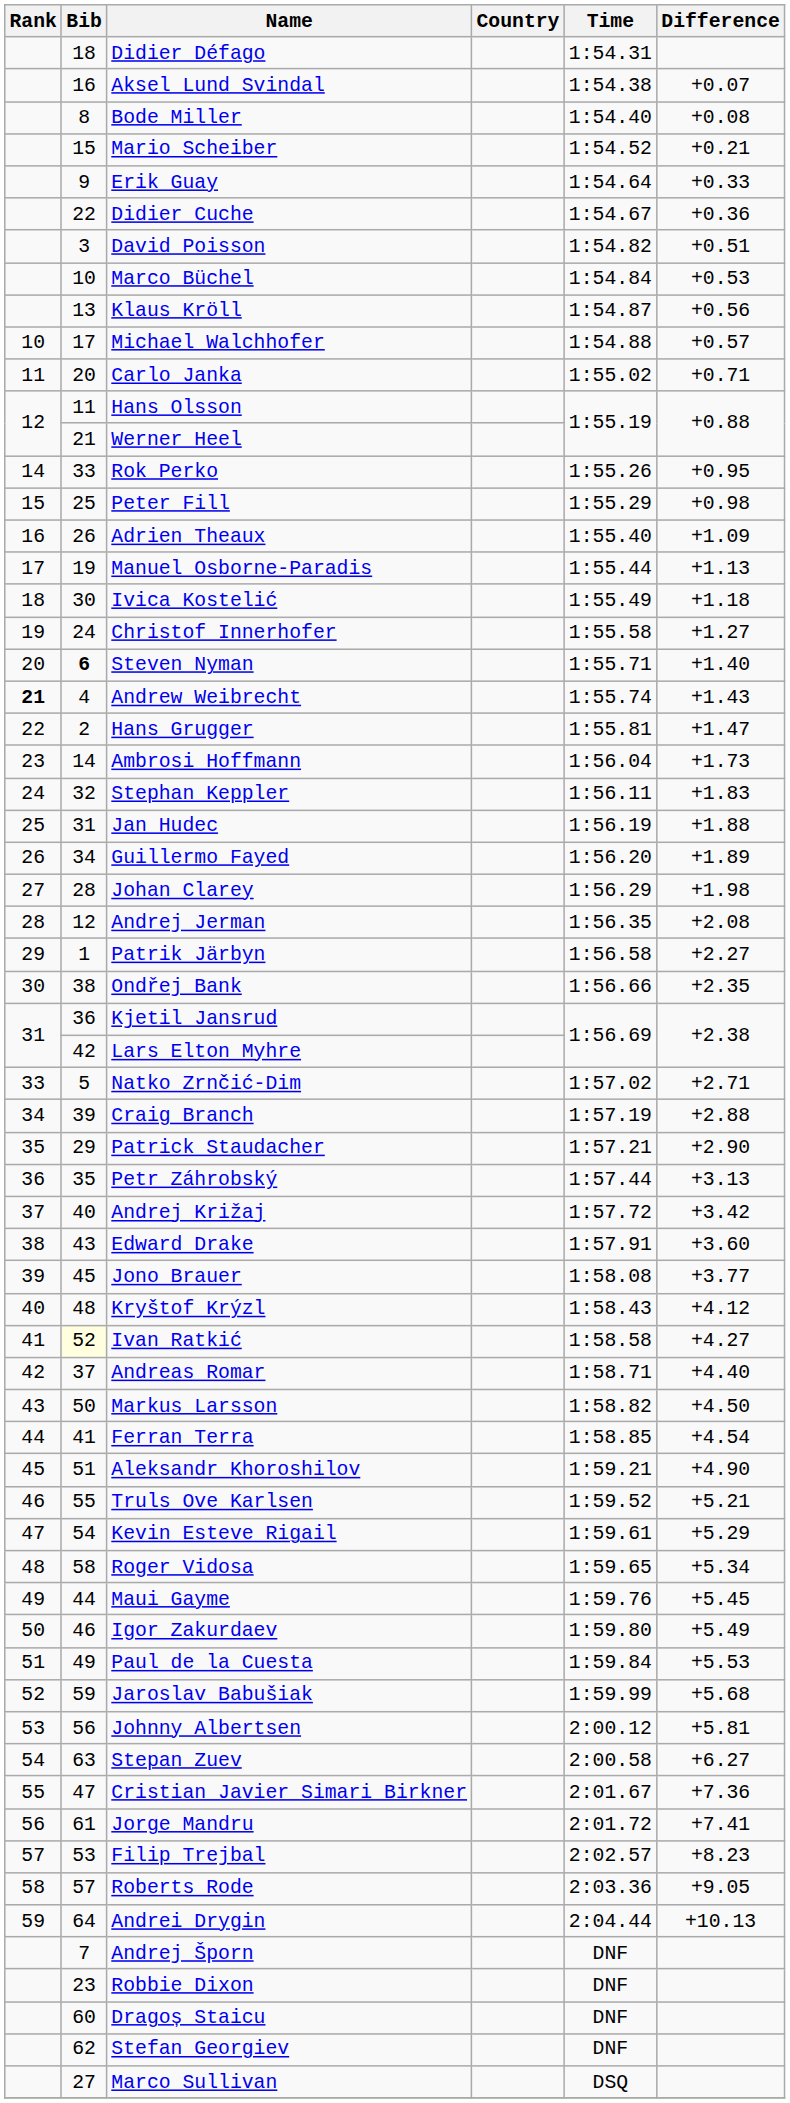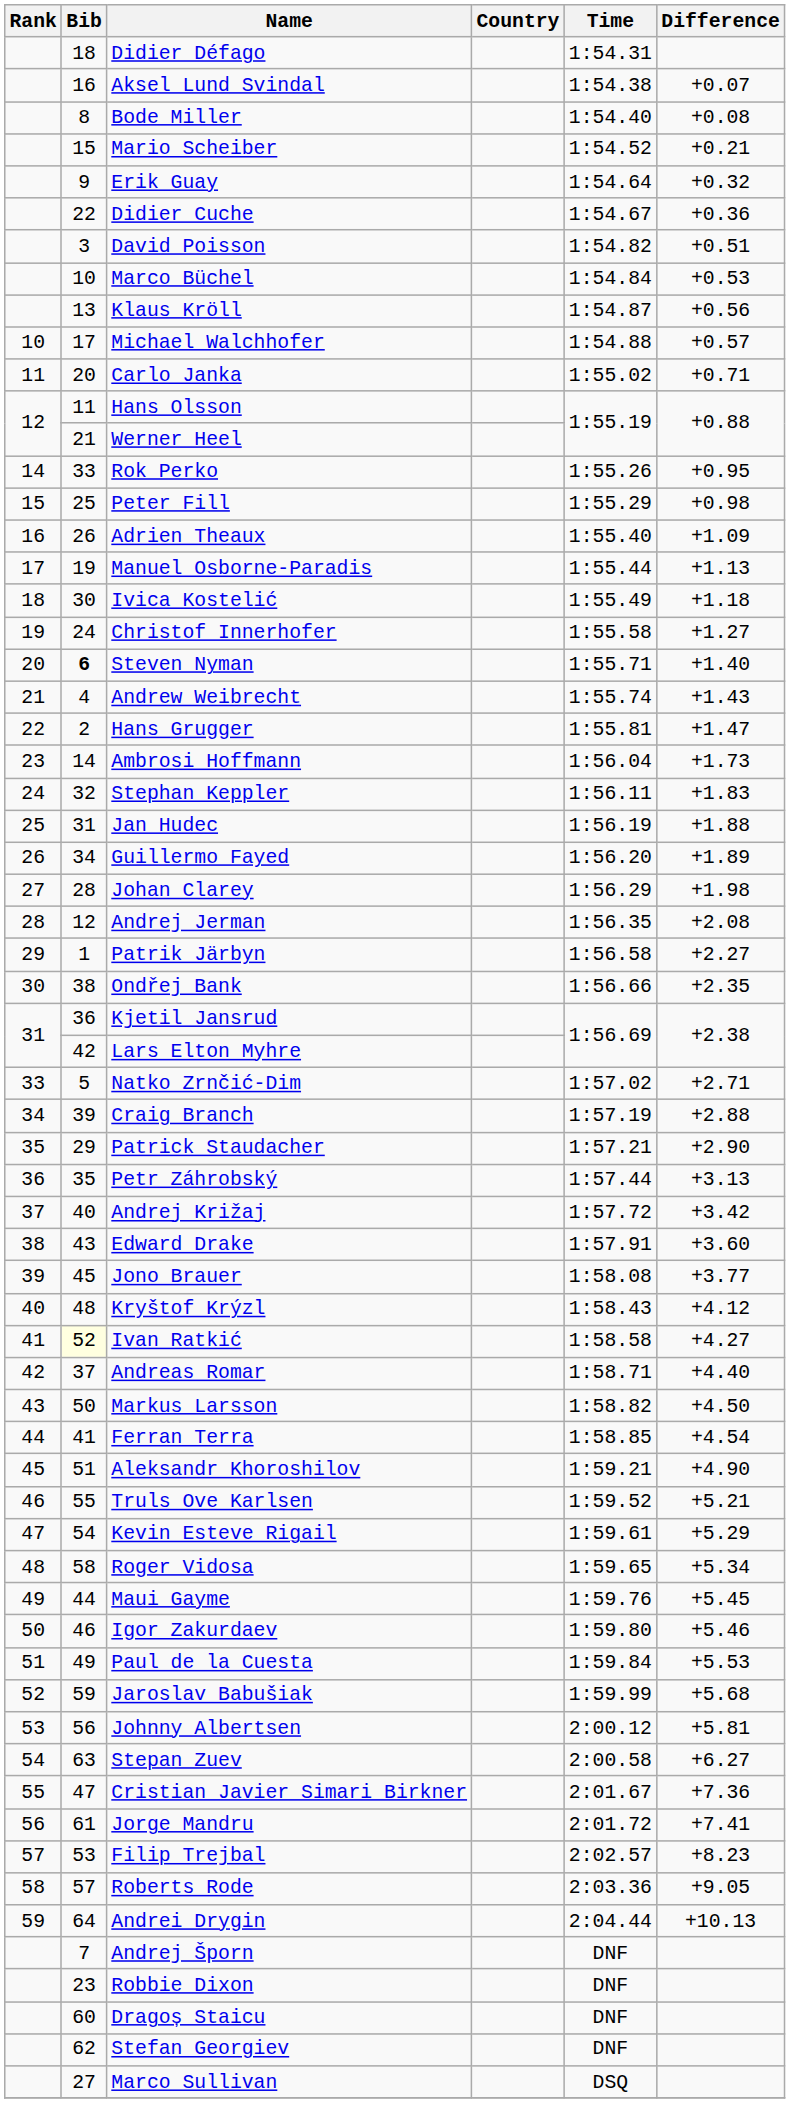(721, 182) +0.33 -> (721, 182) +0.32
(33, 697) bold -> (33, 697) normal
(721, 1631) +5.49 -> (721, 1631) +5.46
